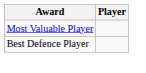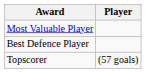+ row: (27, 60)
